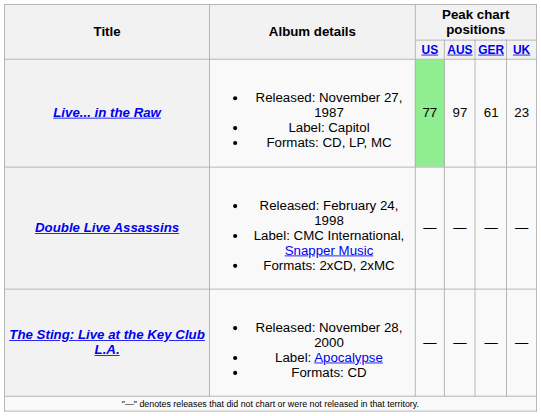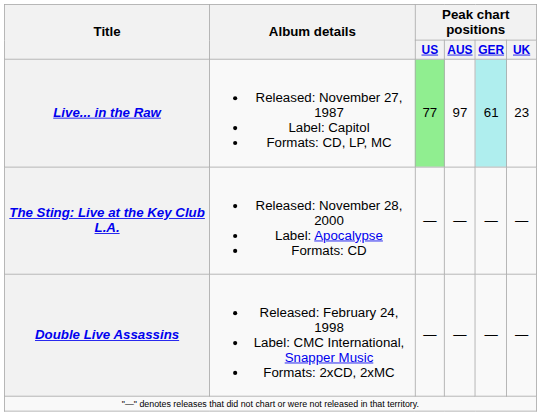(491, 113) no background -> (491, 113) paleturquoise background
rows swapped: (107, 227) <-> (107, 342)
